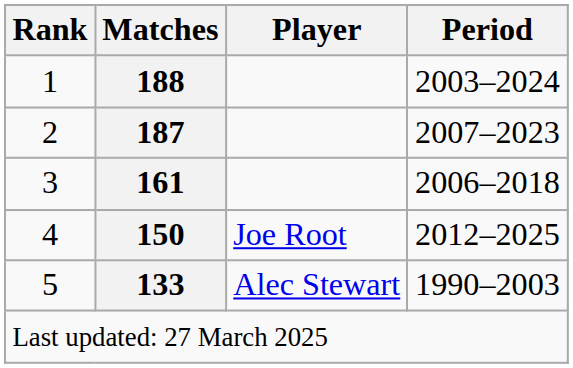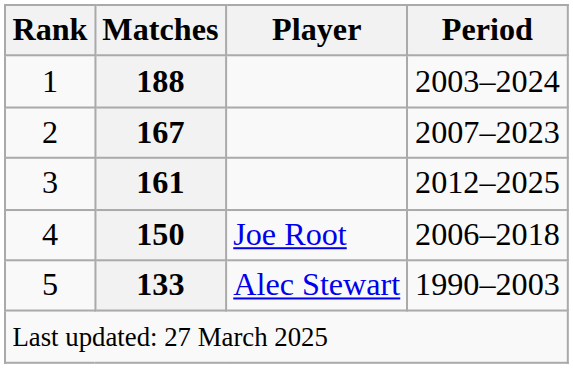(160, 132) 187 -> (160, 132) 167
(487, 183) 2006–2018 -> (487, 183) 2012–2025
(487, 234) 2012–2025 -> (487, 234) 2006–2018
